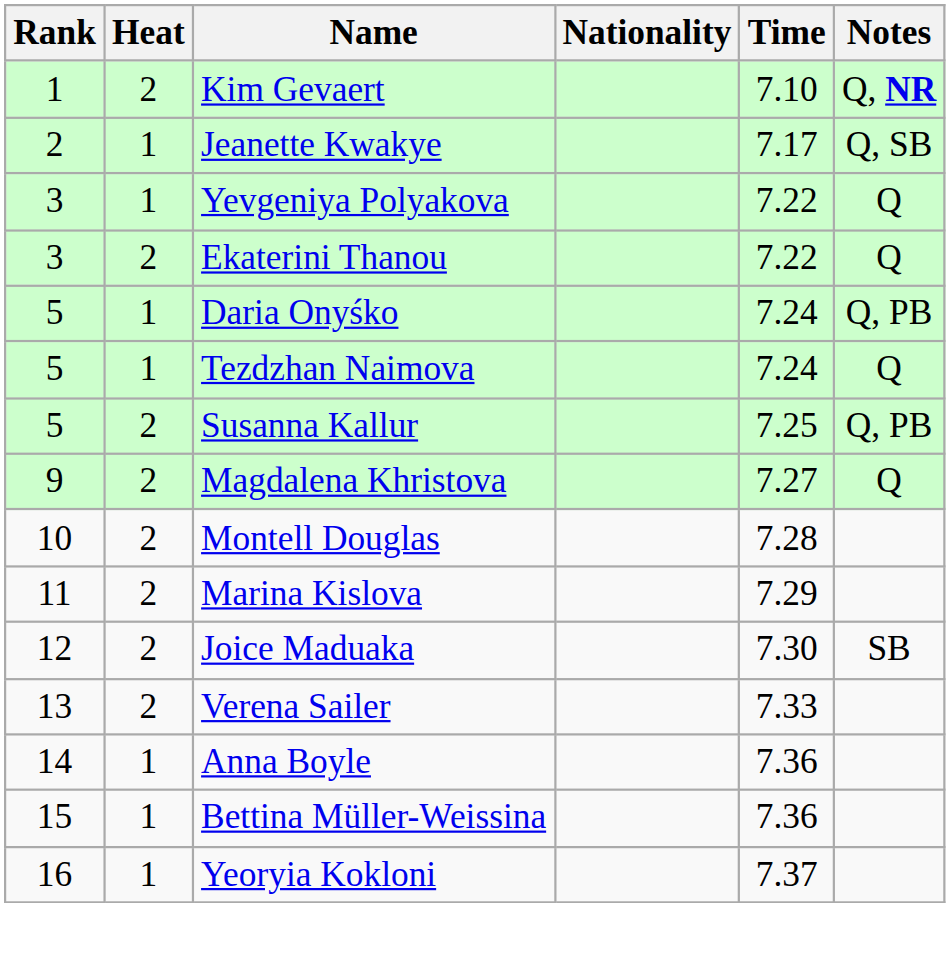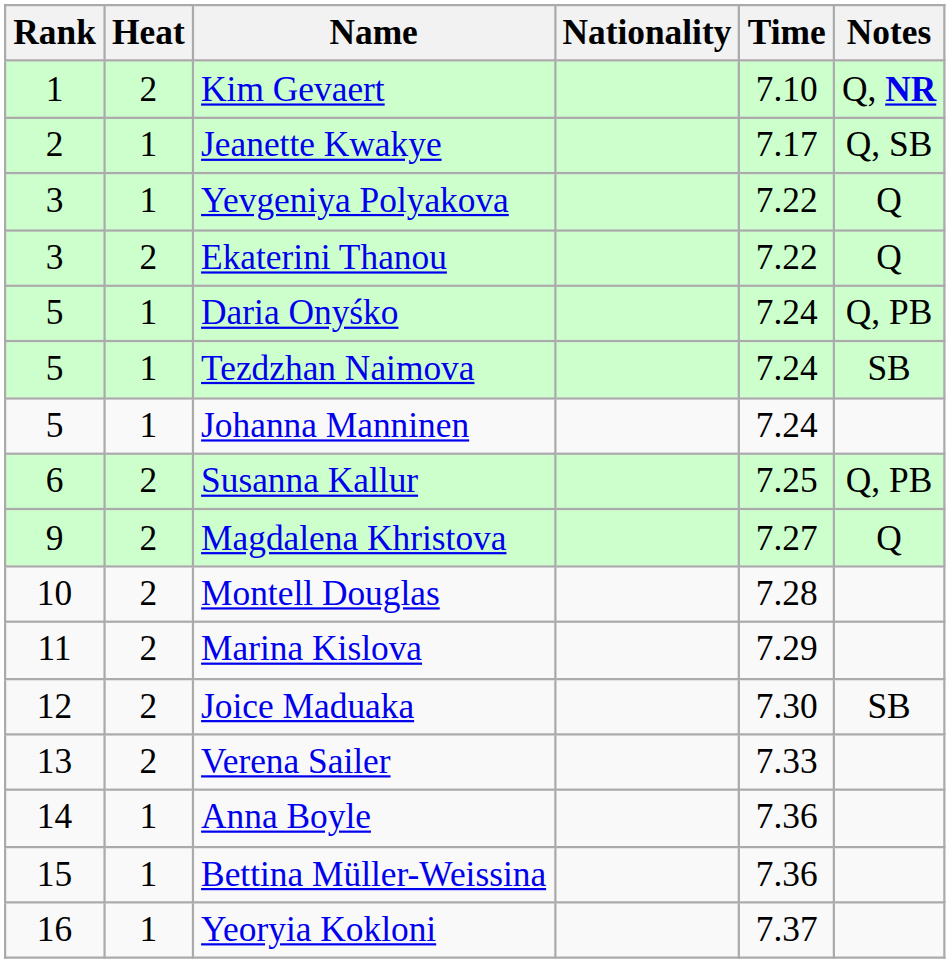(889, 369) Q -> (889, 369) SB
+ row: (335, 425)
(55, 425) 5 -> (55, 481) 6
